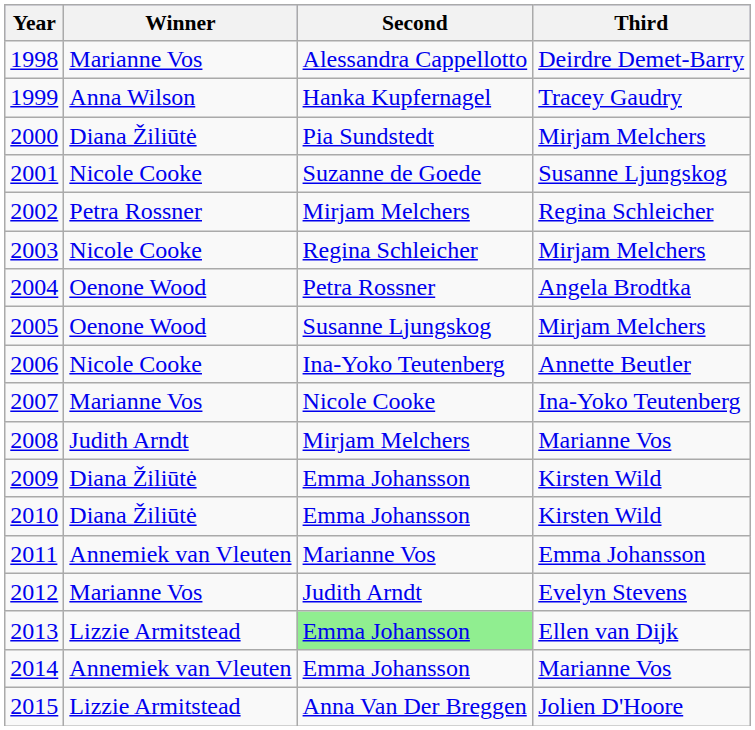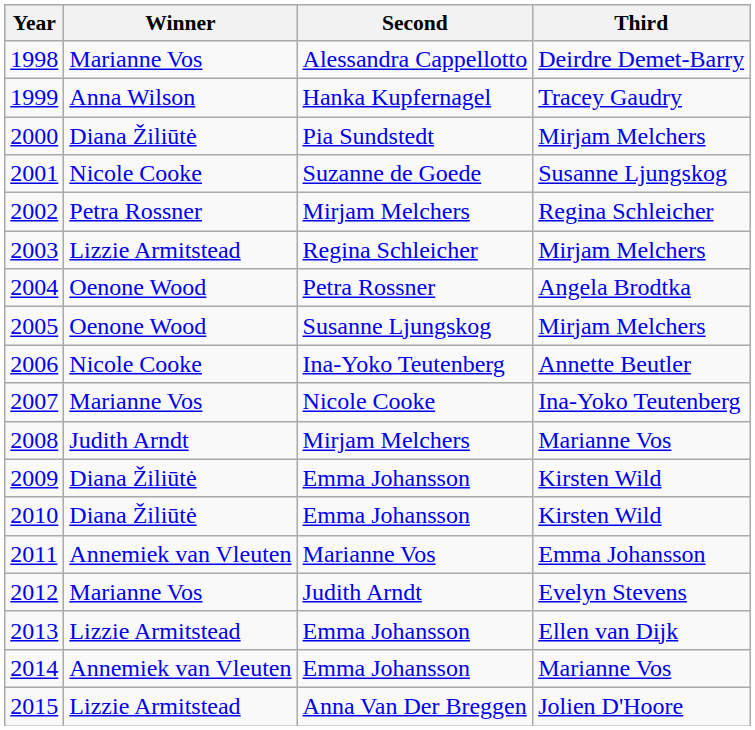(136, 249) Nicole Cooke -> (155, 249) Lizzie Armitstead
(386, 630) lightgreen background -> (386, 630) no background
